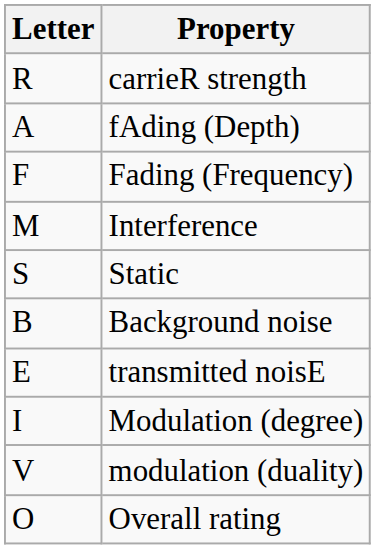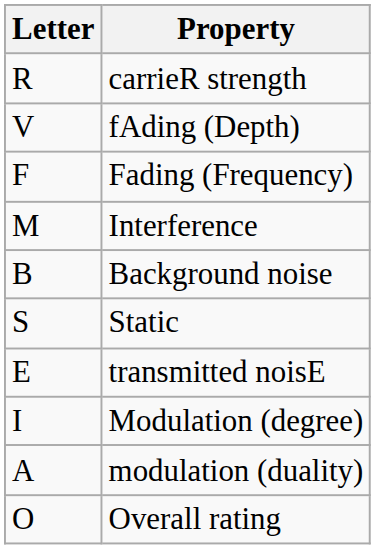(23, 126) A -> (23, 126) V
rows swapped: (144, 273) <-> (221, 322)
(23, 469) V -> (23, 469) A
